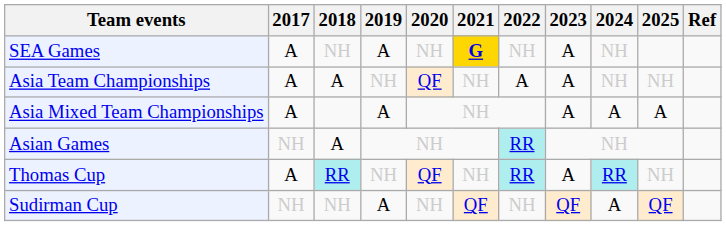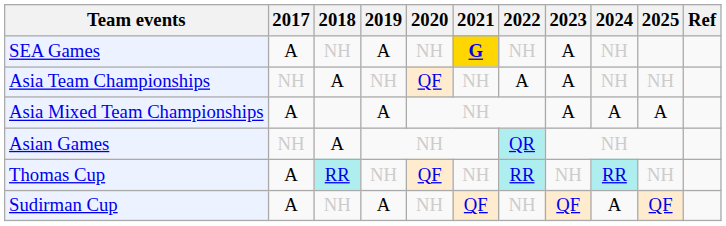(291, 82) A -> (291, 82) NH
(522, 143) RR -> (522, 143) QR
(568, 174) A -> (568, 174) NH
(291, 205) NH -> (291, 205) A
